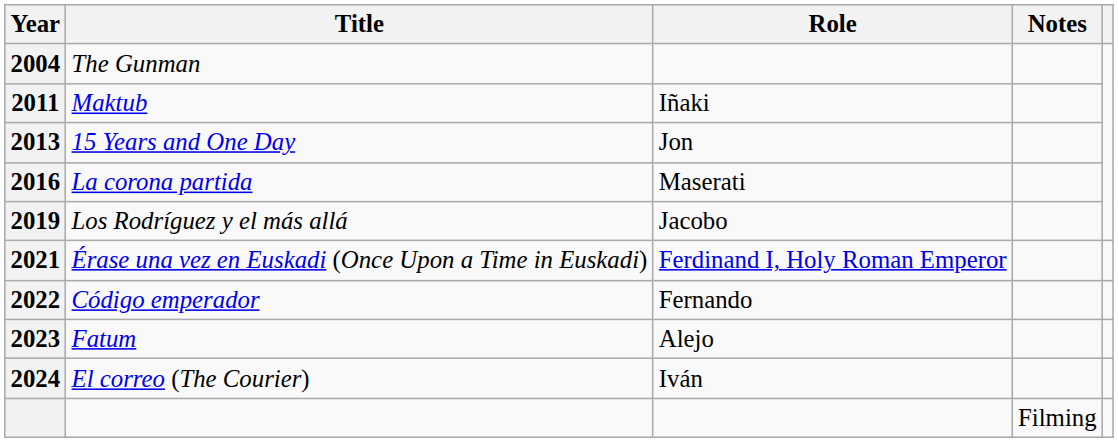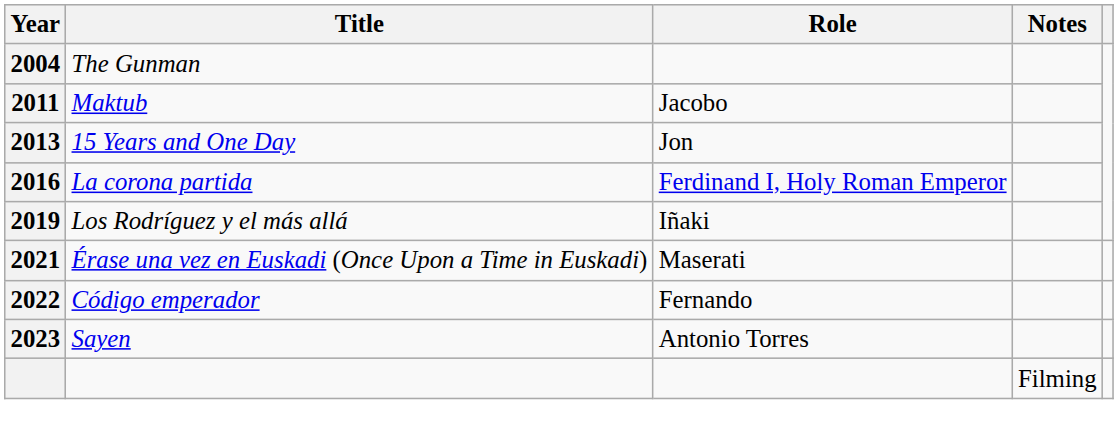(684, 102) Iñaki -> (693, 102) Jacobo
(702, 181) Maserati -> (833, 181) Ferdinand I, Holy Roman Emperor
(693, 220) Jacobo -> (684, 220) Iñaki
(833, 260) Ferdinand I, Holy Roman Emperor -> (702, 260) Maserati
- row: (35, 338)
+ row: (35, 338)
- row: (35, 378)
